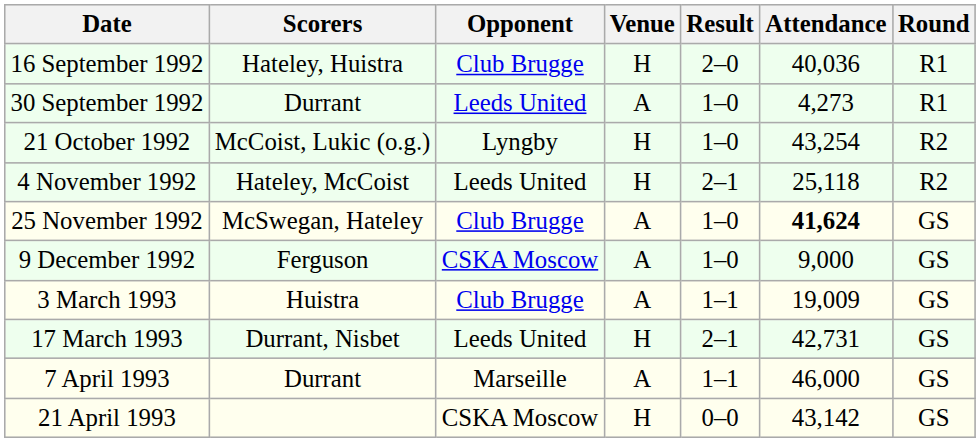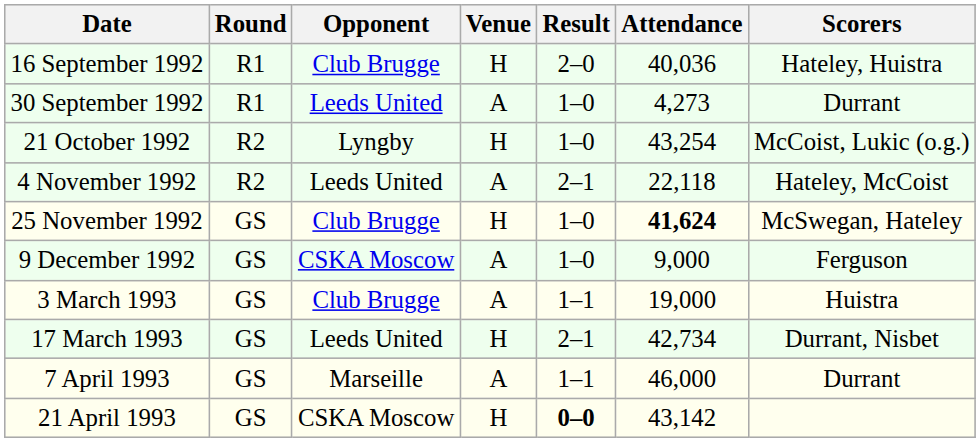columns swapped: (934, 24) <-> (323, 24)
(642, 181) H -> (498, 181) A
(826, 181) 25,118 -> (682, 181) 22,118
(642, 220) A -> (498, 220) H
(826, 299) 19,009 -> (682, 299) 19,000
(826, 338) 42,731 -> (682, 338) 42,734
(720, 417) normal -> (576, 417) bold
